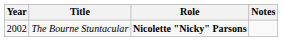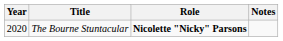(17, 28) 2002 -> (17, 28) 2020
